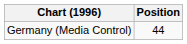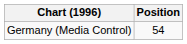(158, 30) 44 -> (158, 30) 54
